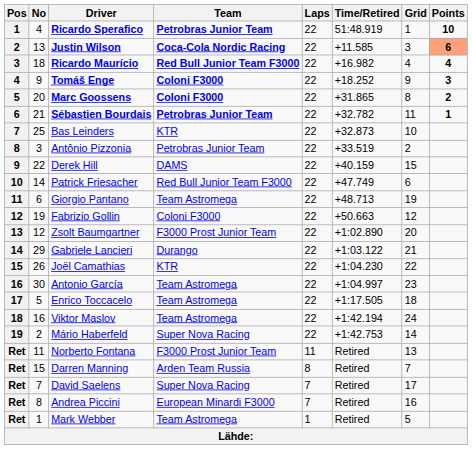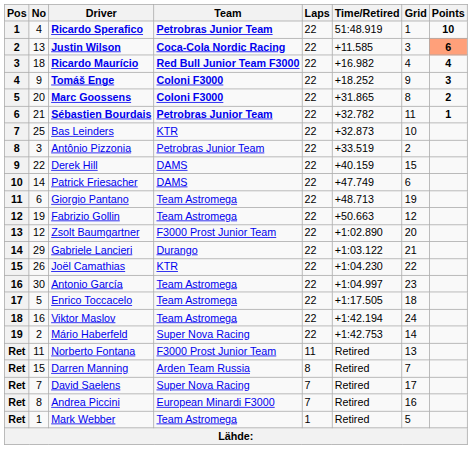(224, 182) Red Bull Junior Team F3000 -> (172, 182) DAMS
(188, 216) Coloni F3000 -> (197, 216) Team Astromega
